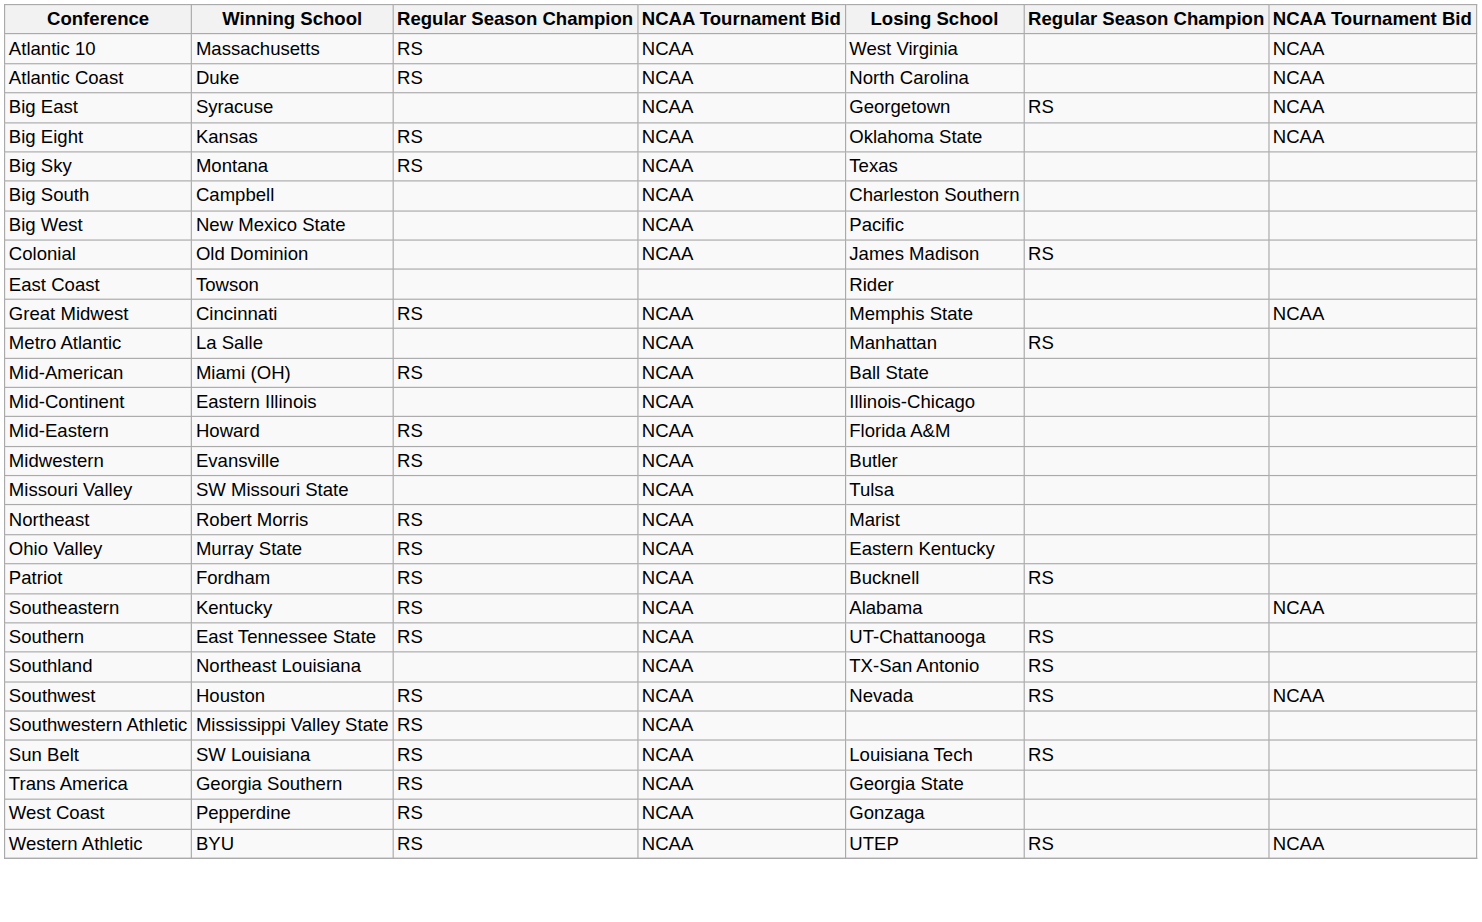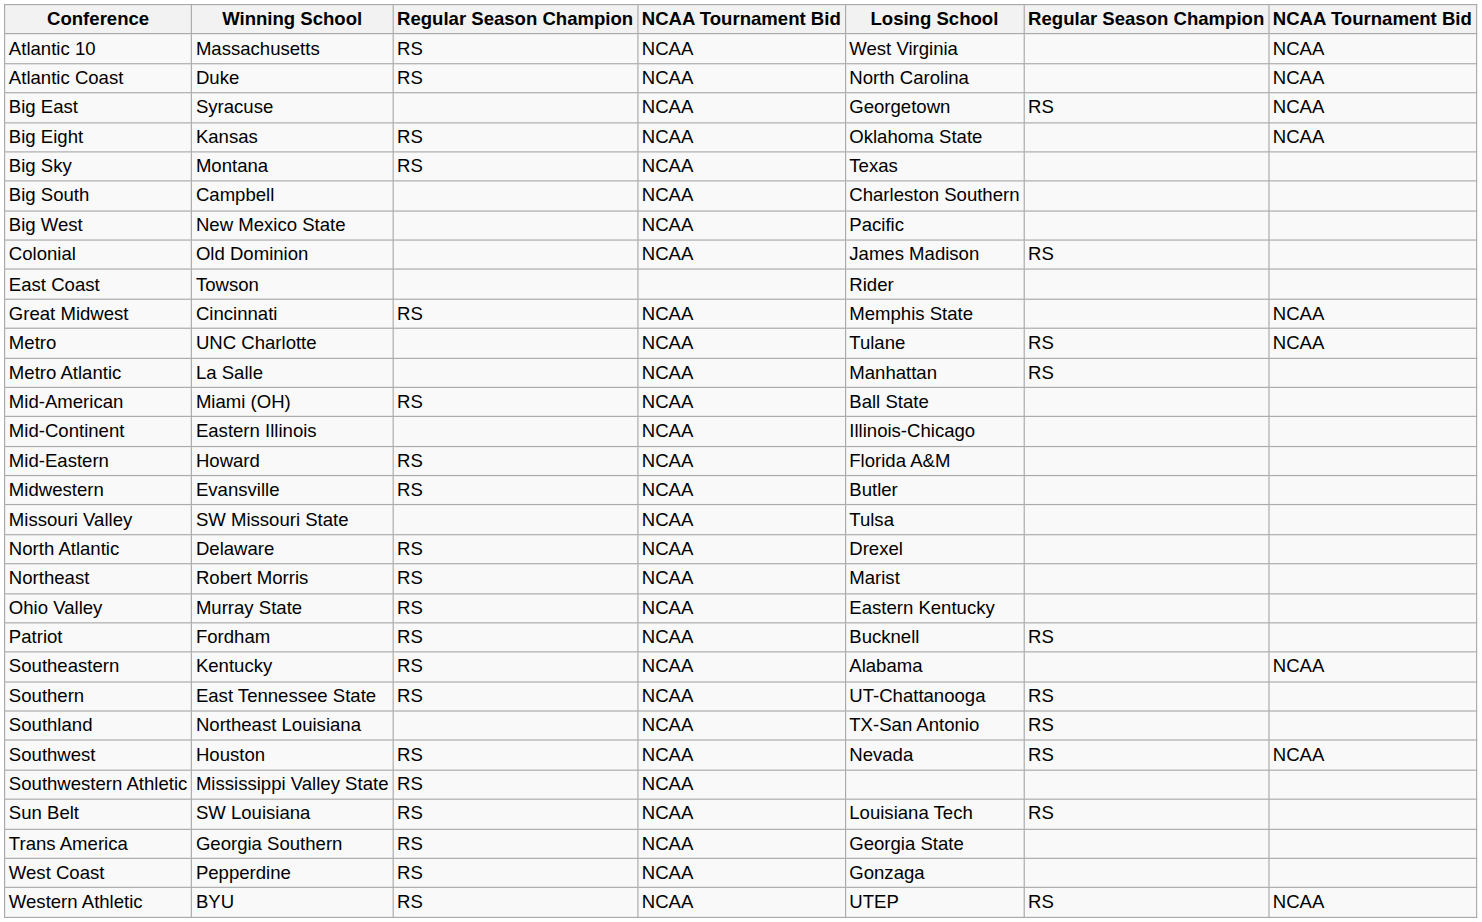+ row: (33, 343)
+ row: (64, 549)
